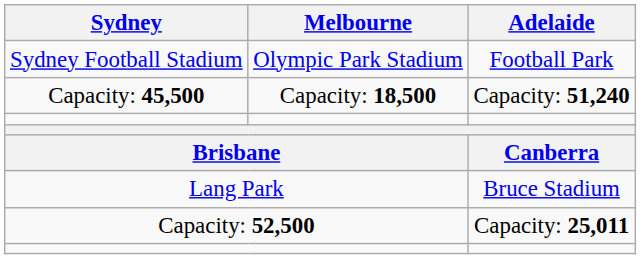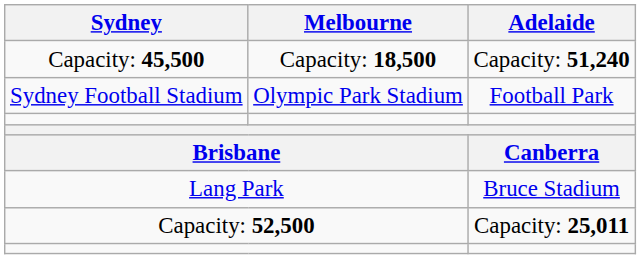rows swapped: (126, 58) <-> (126, 95)
